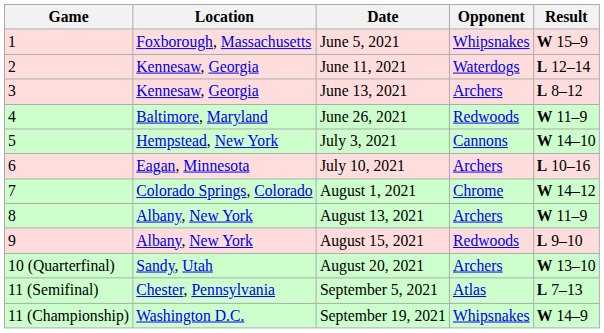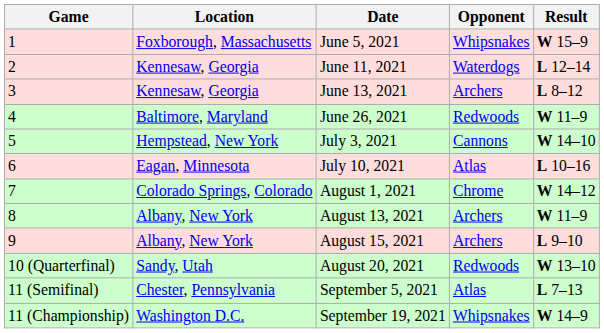(478, 166) Archers -> (470, 166) Atlas
(486, 240) Redwoods -> (478, 240) Archers
(478, 265) Archers -> (486, 265) Redwoods
